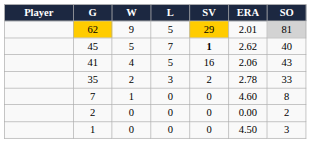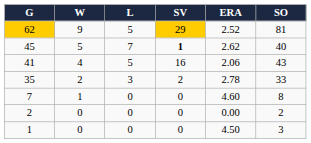- column: (39, 12)
(248, 29) 2.01 -> (231, 29) 2.52
(287, 29) lightgrey background -> (281, 29) no background
